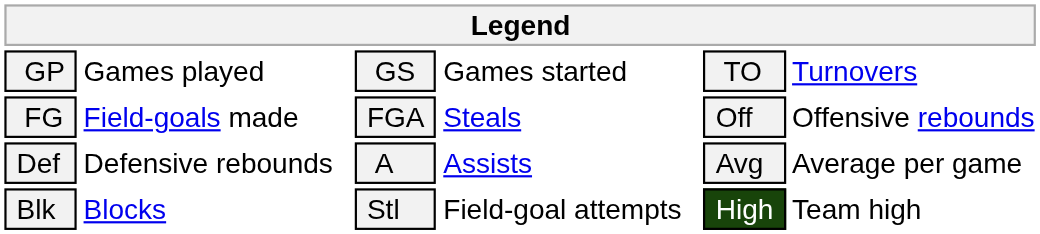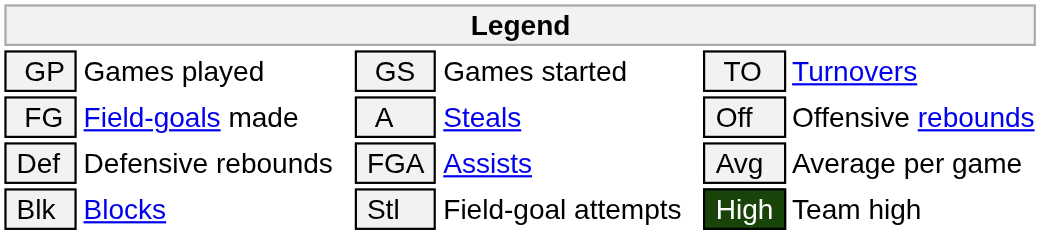(396, 117) FGA -> (380, 117) A
(380, 163) A -> (396, 163) FGA
